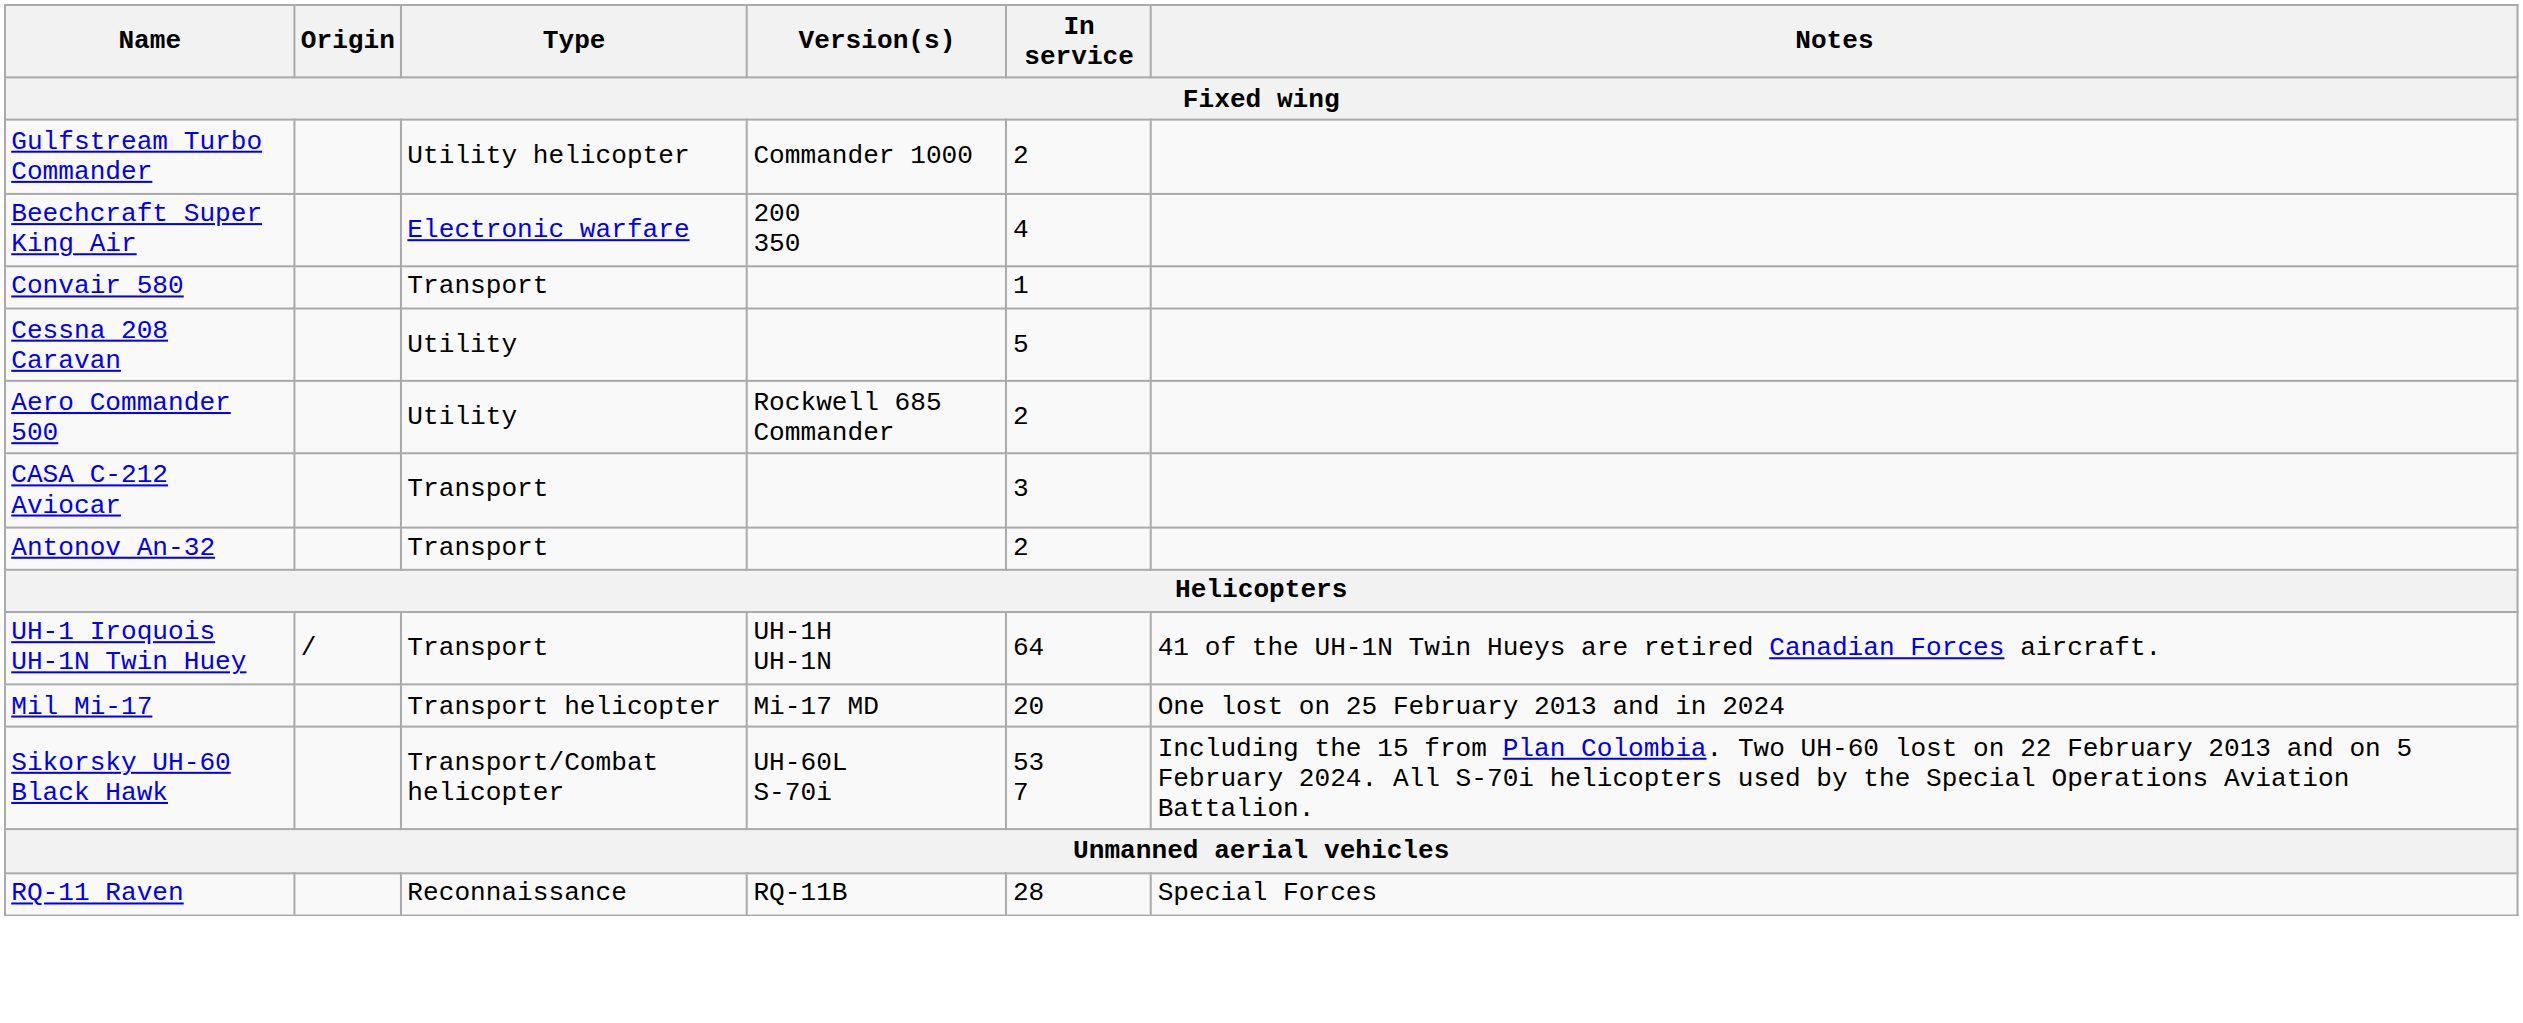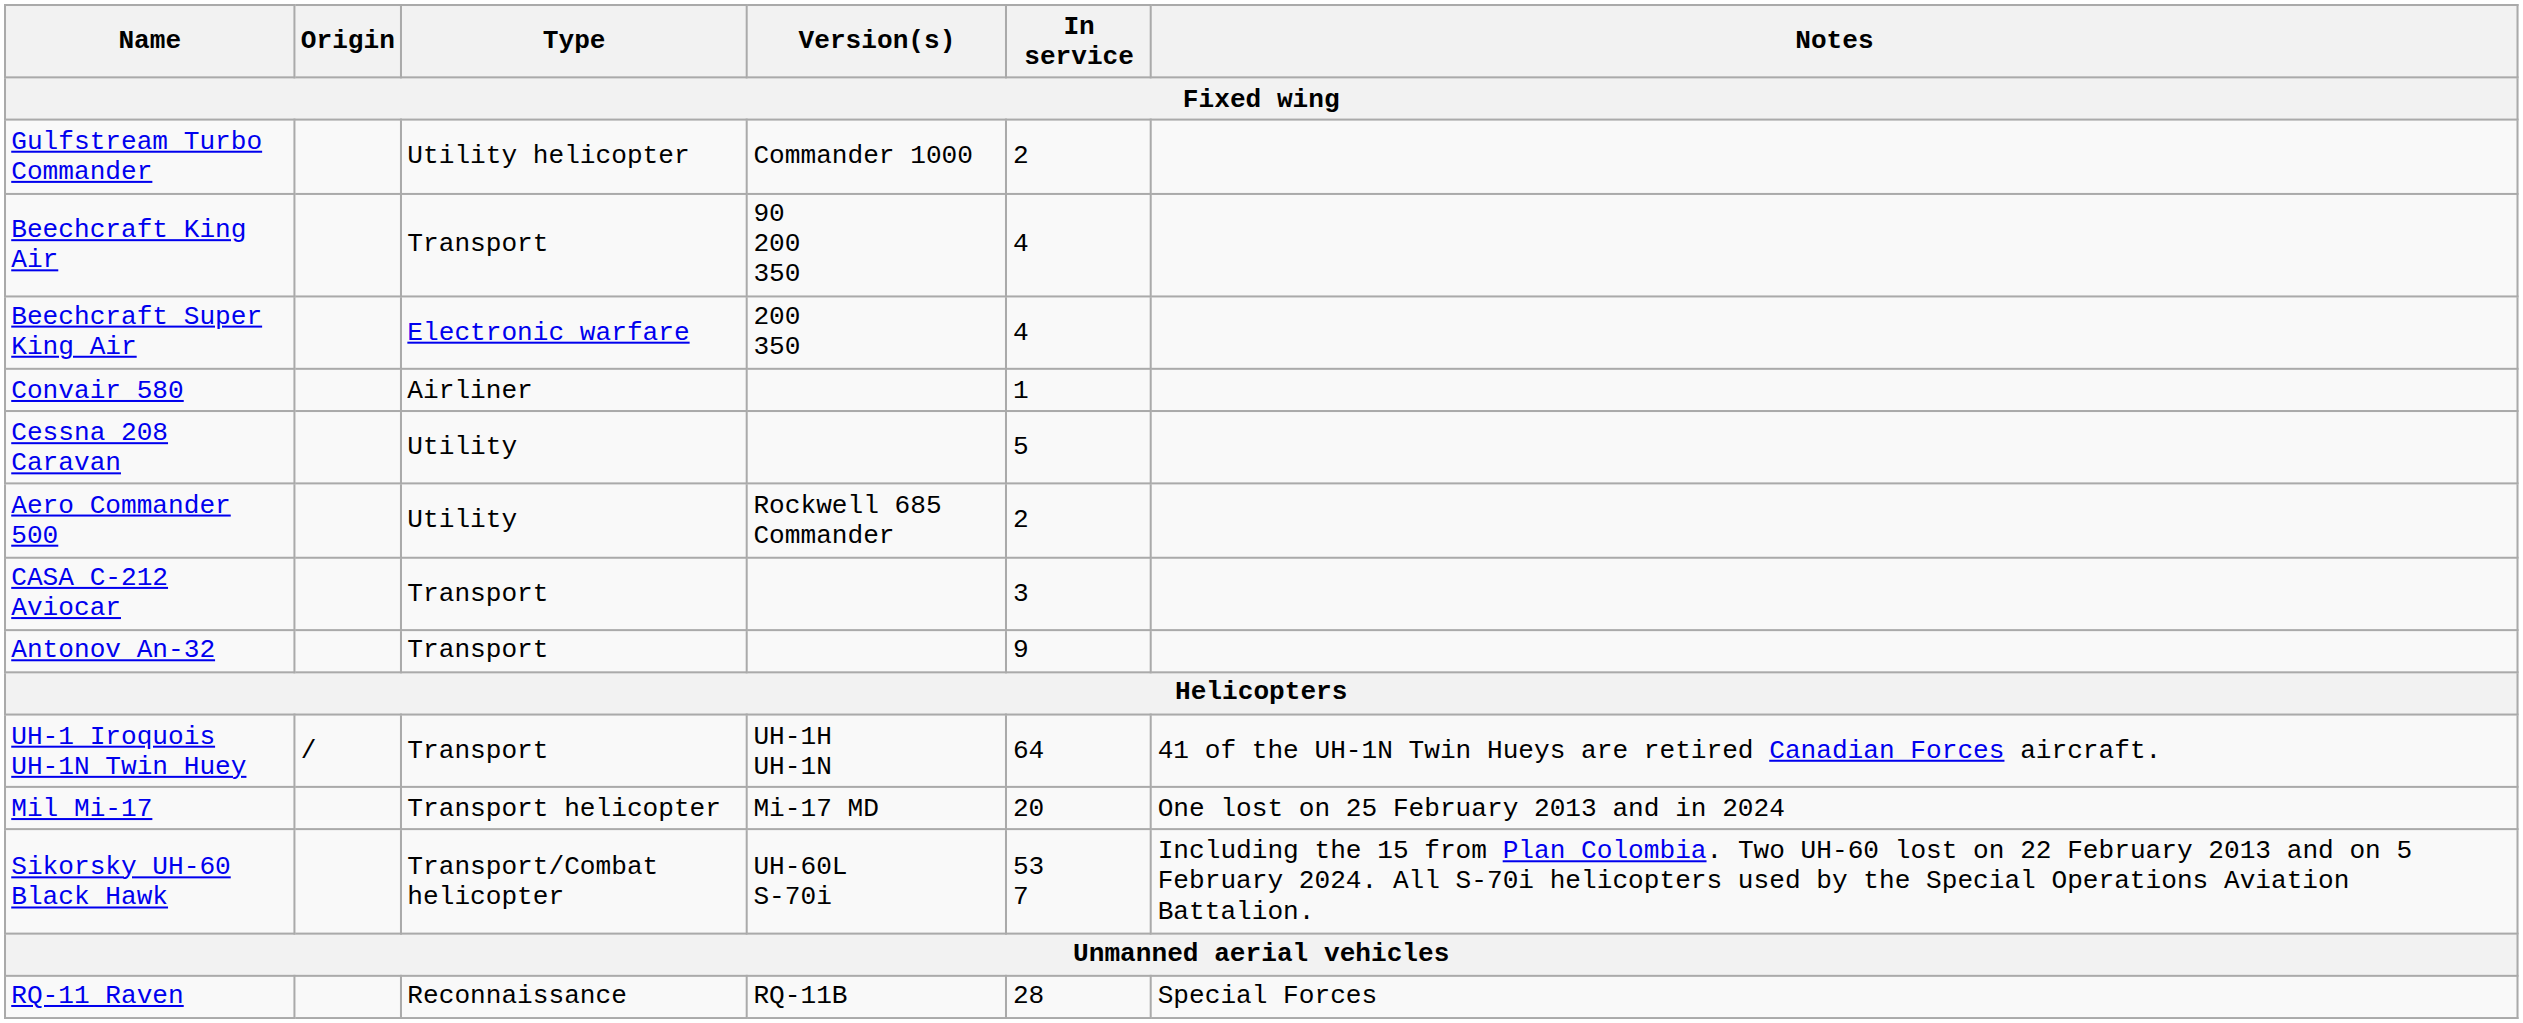+ row: (129, 245)
(478, 287) Transport -> (470, 390) Airliner
(1021, 548) 2 -> (1021, 651) 9
